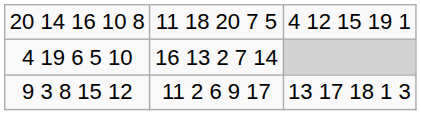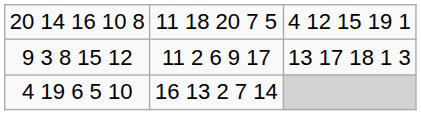rows swapped: (77, 92) <-> (77, 57)
